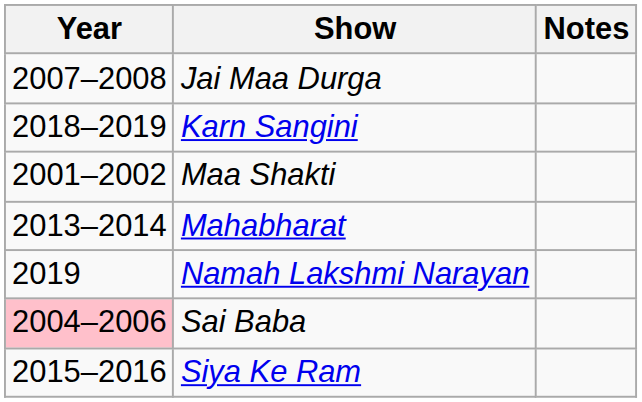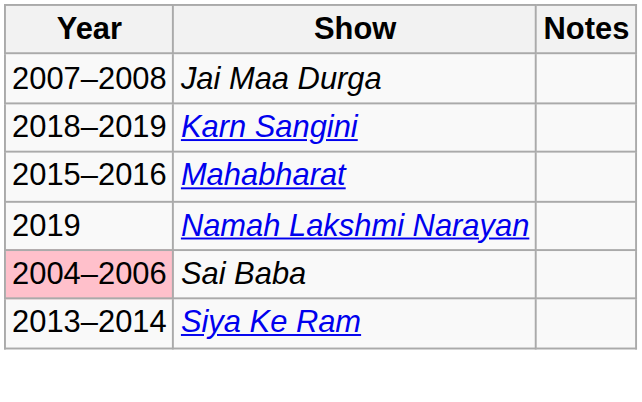- row: (258, 175)
(89, 224) 2013–2014 -> (89, 175) 2015–2016
(89, 371) 2015–2016 -> (89, 322) 2013–2014
